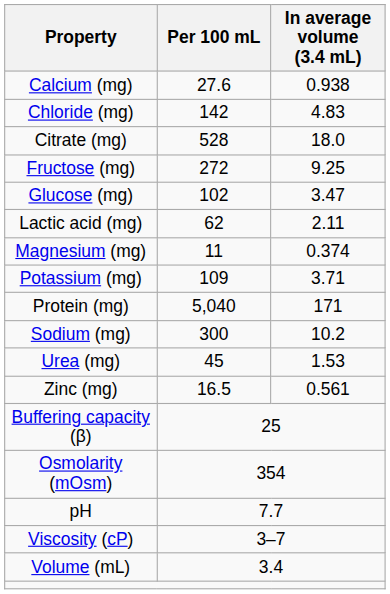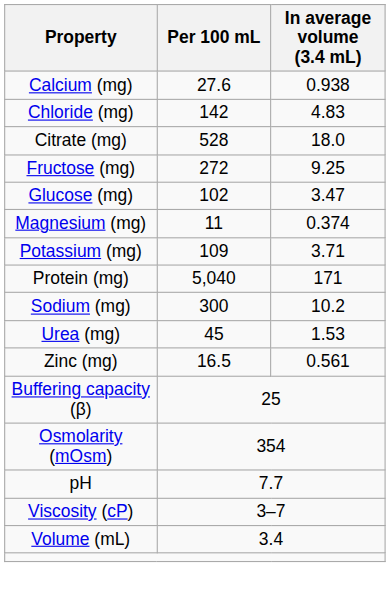- row: (81, 223)
